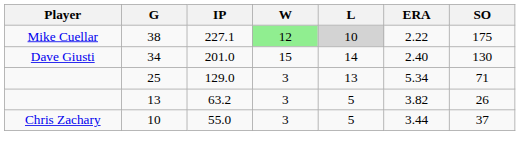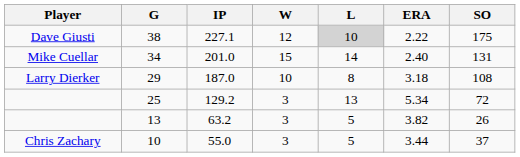(63, 36) Mike Cuellar -> (63, 36) Dave Giusti
(285, 36) lightgreen background -> (285, 36) no background
(63, 57) Dave Giusti -> (63, 57) Mike Cuellar
(482, 57) 130 -> (482, 57) 131
+ row: (154, 78)
(220, 78) 129.0 -> (220, 99) 129.2
(482, 78) 71 -> (482, 99) 72
